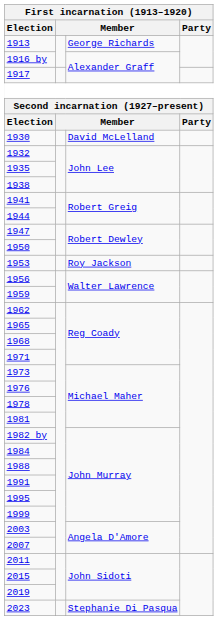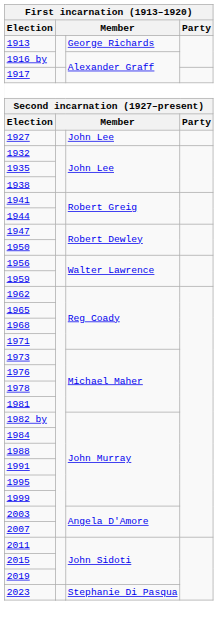+ row: (18, 138)
- row: (18, 138)
- row: (18, 263)
